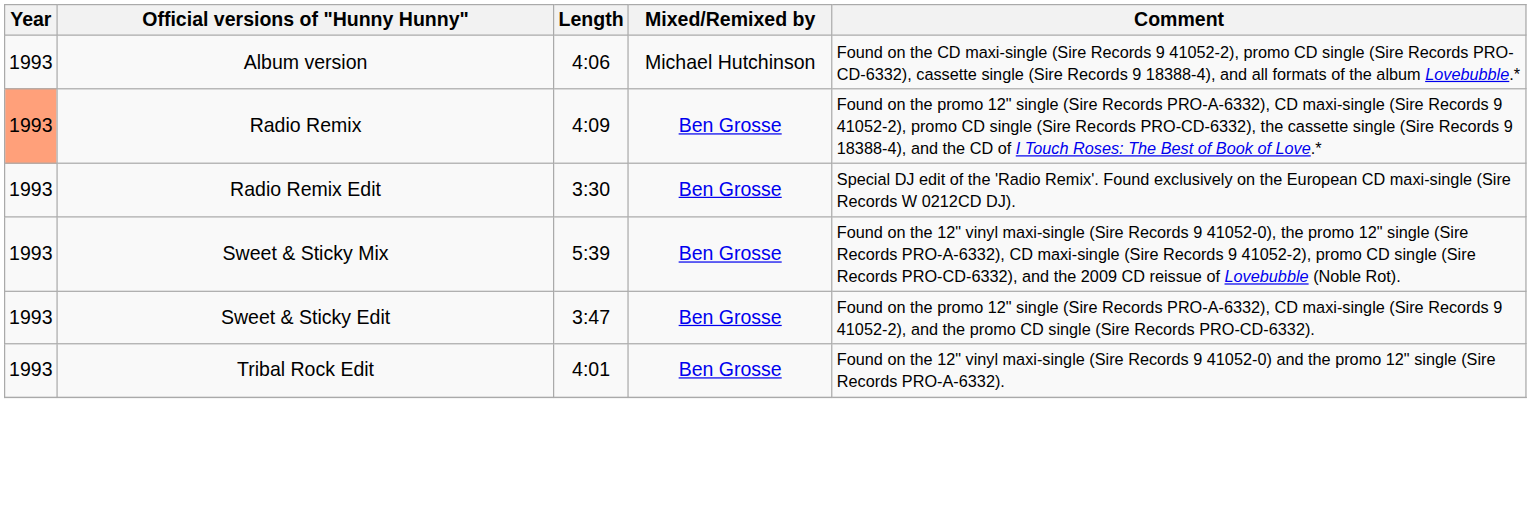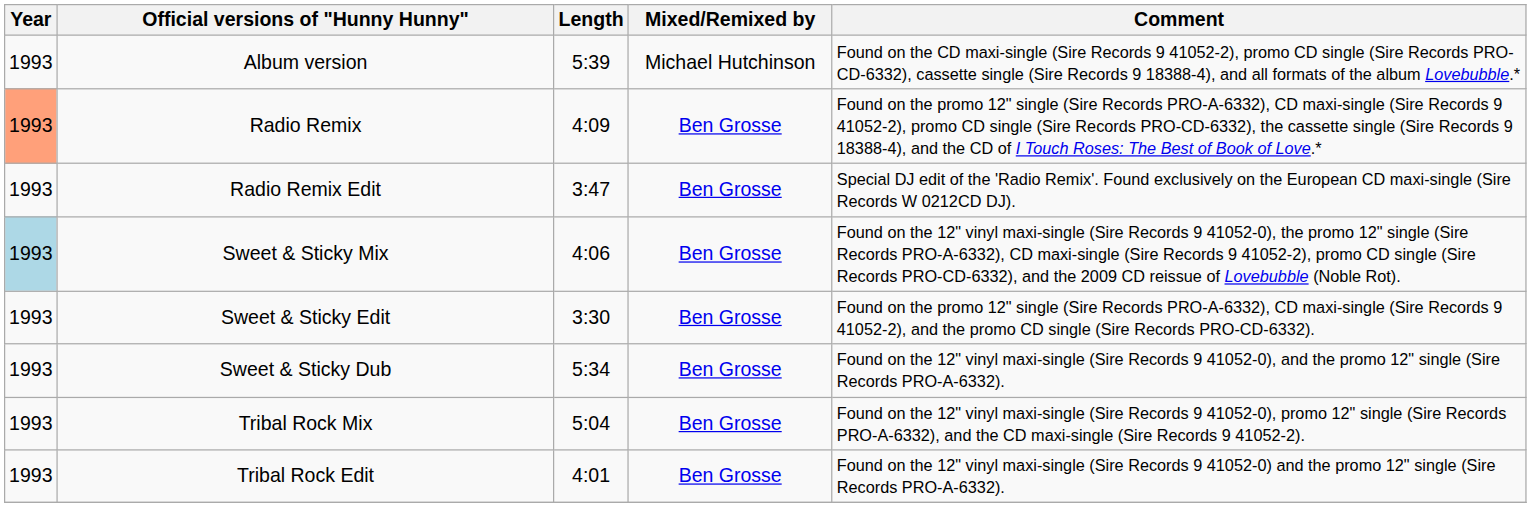(591, 61) 4:06 -> (591, 61) 5:39
(591, 189) 3:30 -> (591, 189) 3:47
(31, 253) no background -> (31, 253) lightblue background
(591, 253) 5:39 -> (591, 253) 4:06
(591, 317) 3:47 -> (591, 317) 3:30
+ row: (306, 370)
+ row: (306, 423)
